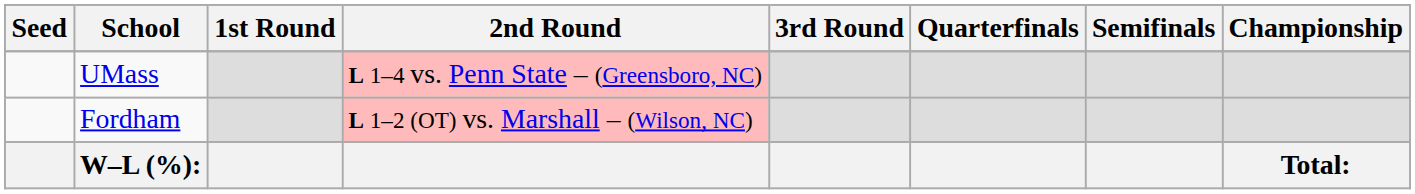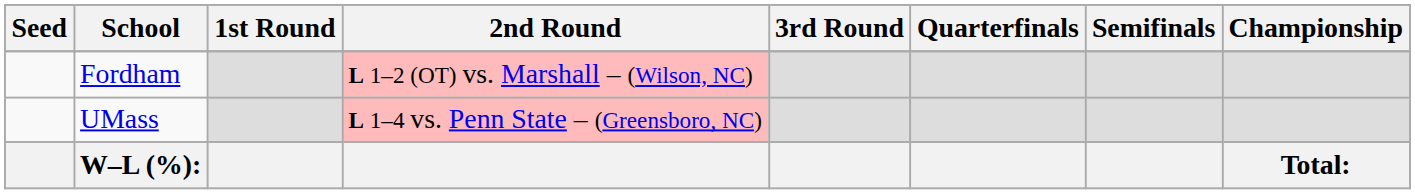rows swapped: (130, 119) <-> (119, 73)
